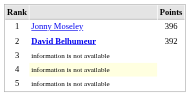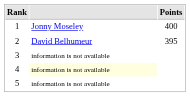(171, 27) 396 -> (171, 27) 400
(64, 41) bold -> (62, 41) normal
(171, 41) 392 -> (171, 41) 395
